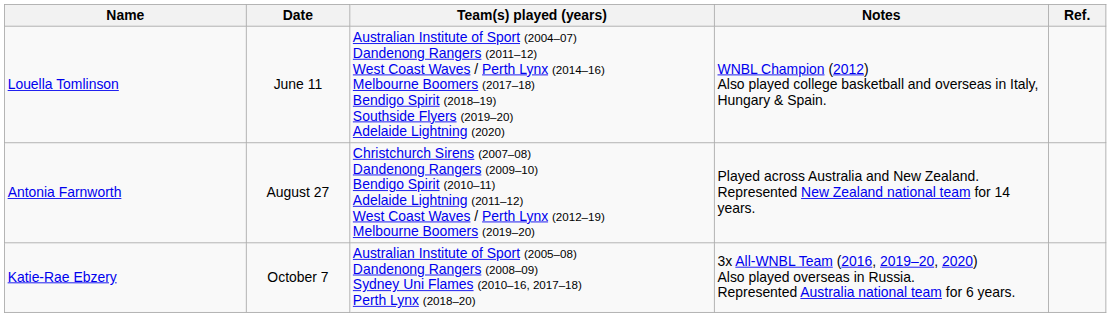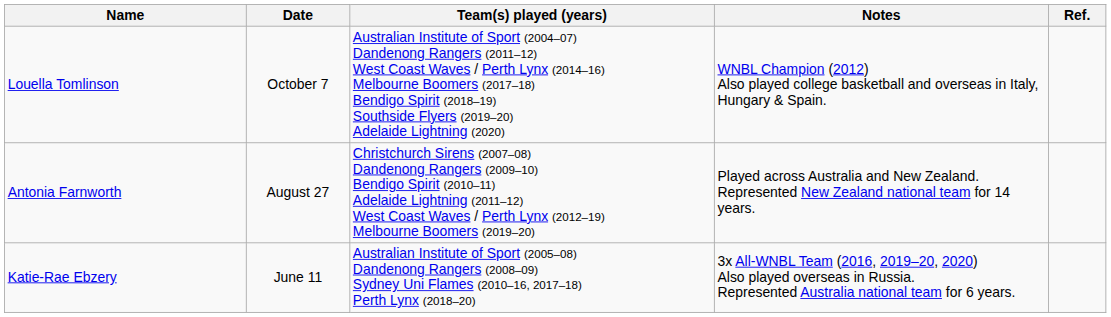(298, 84) June 11 -> (298, 84) October 7
(298, 277) October 7 -> (298, 277) June 11
